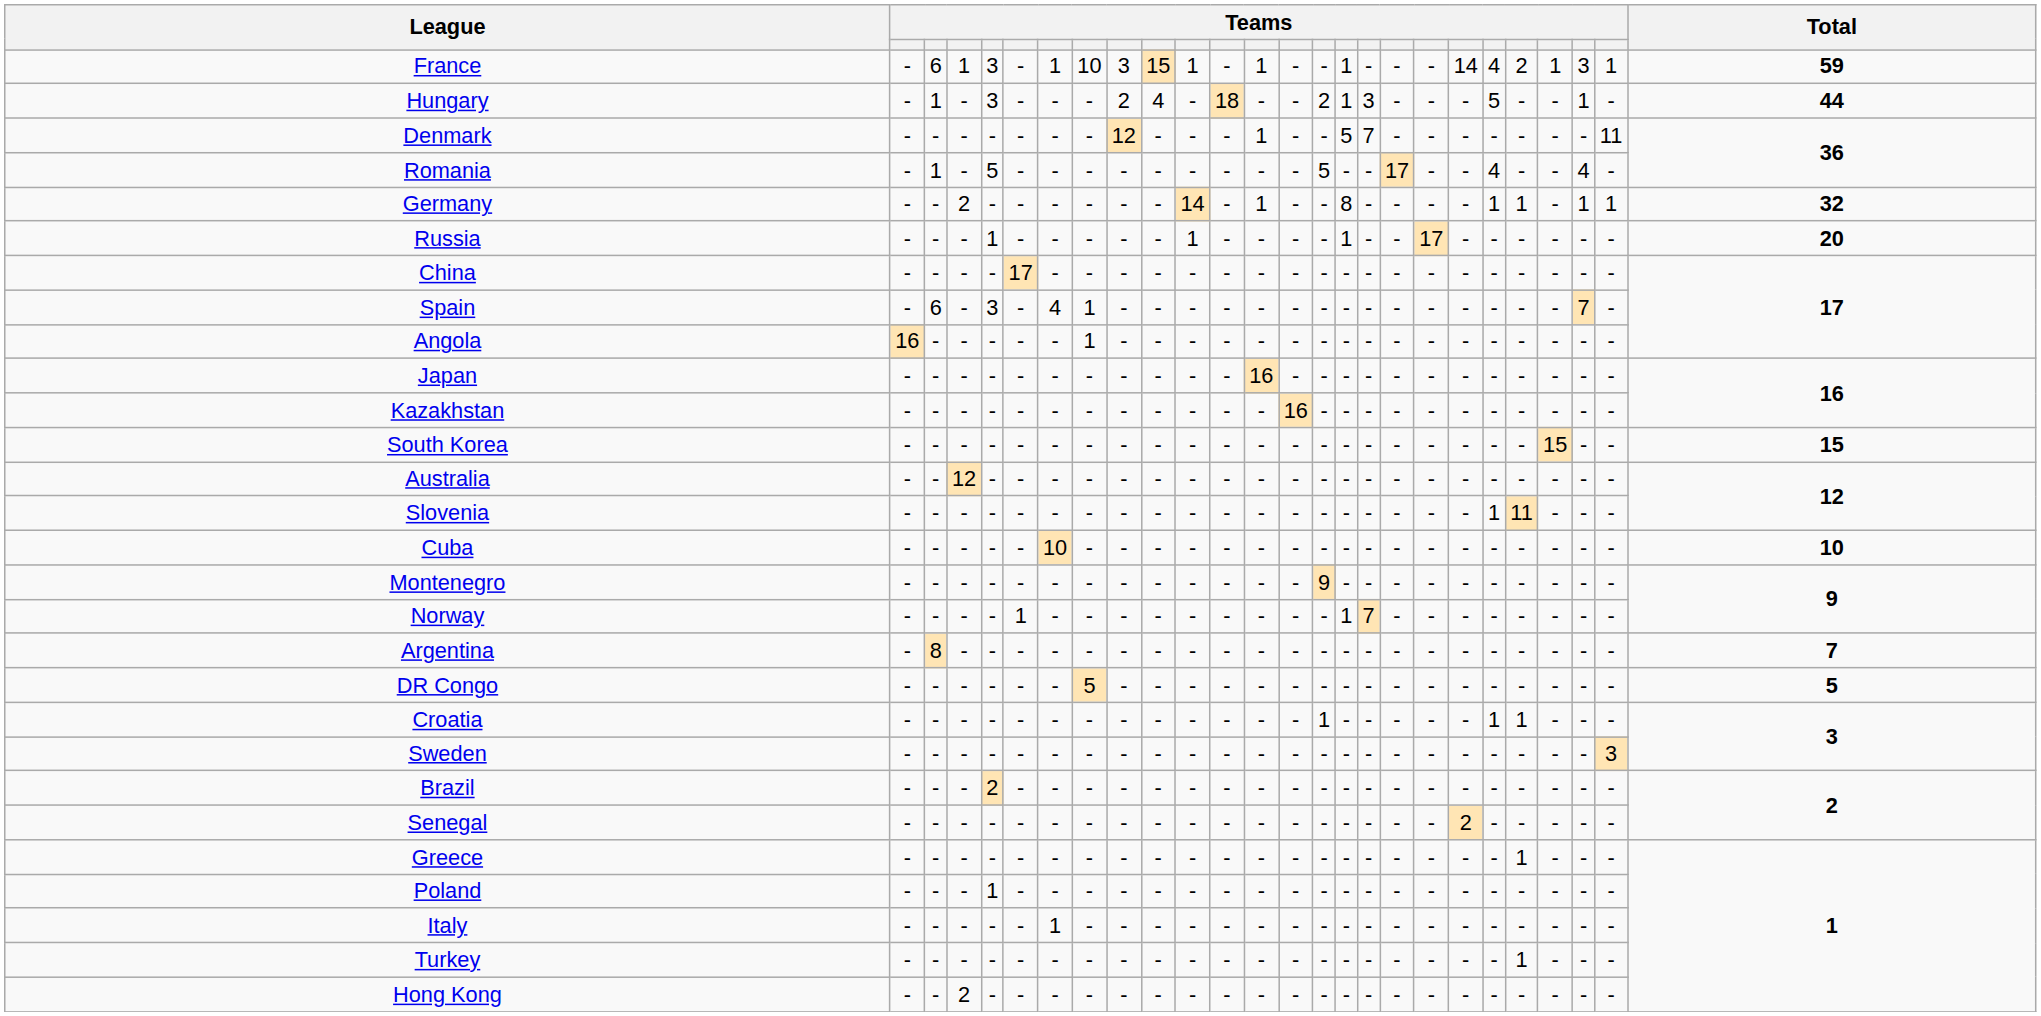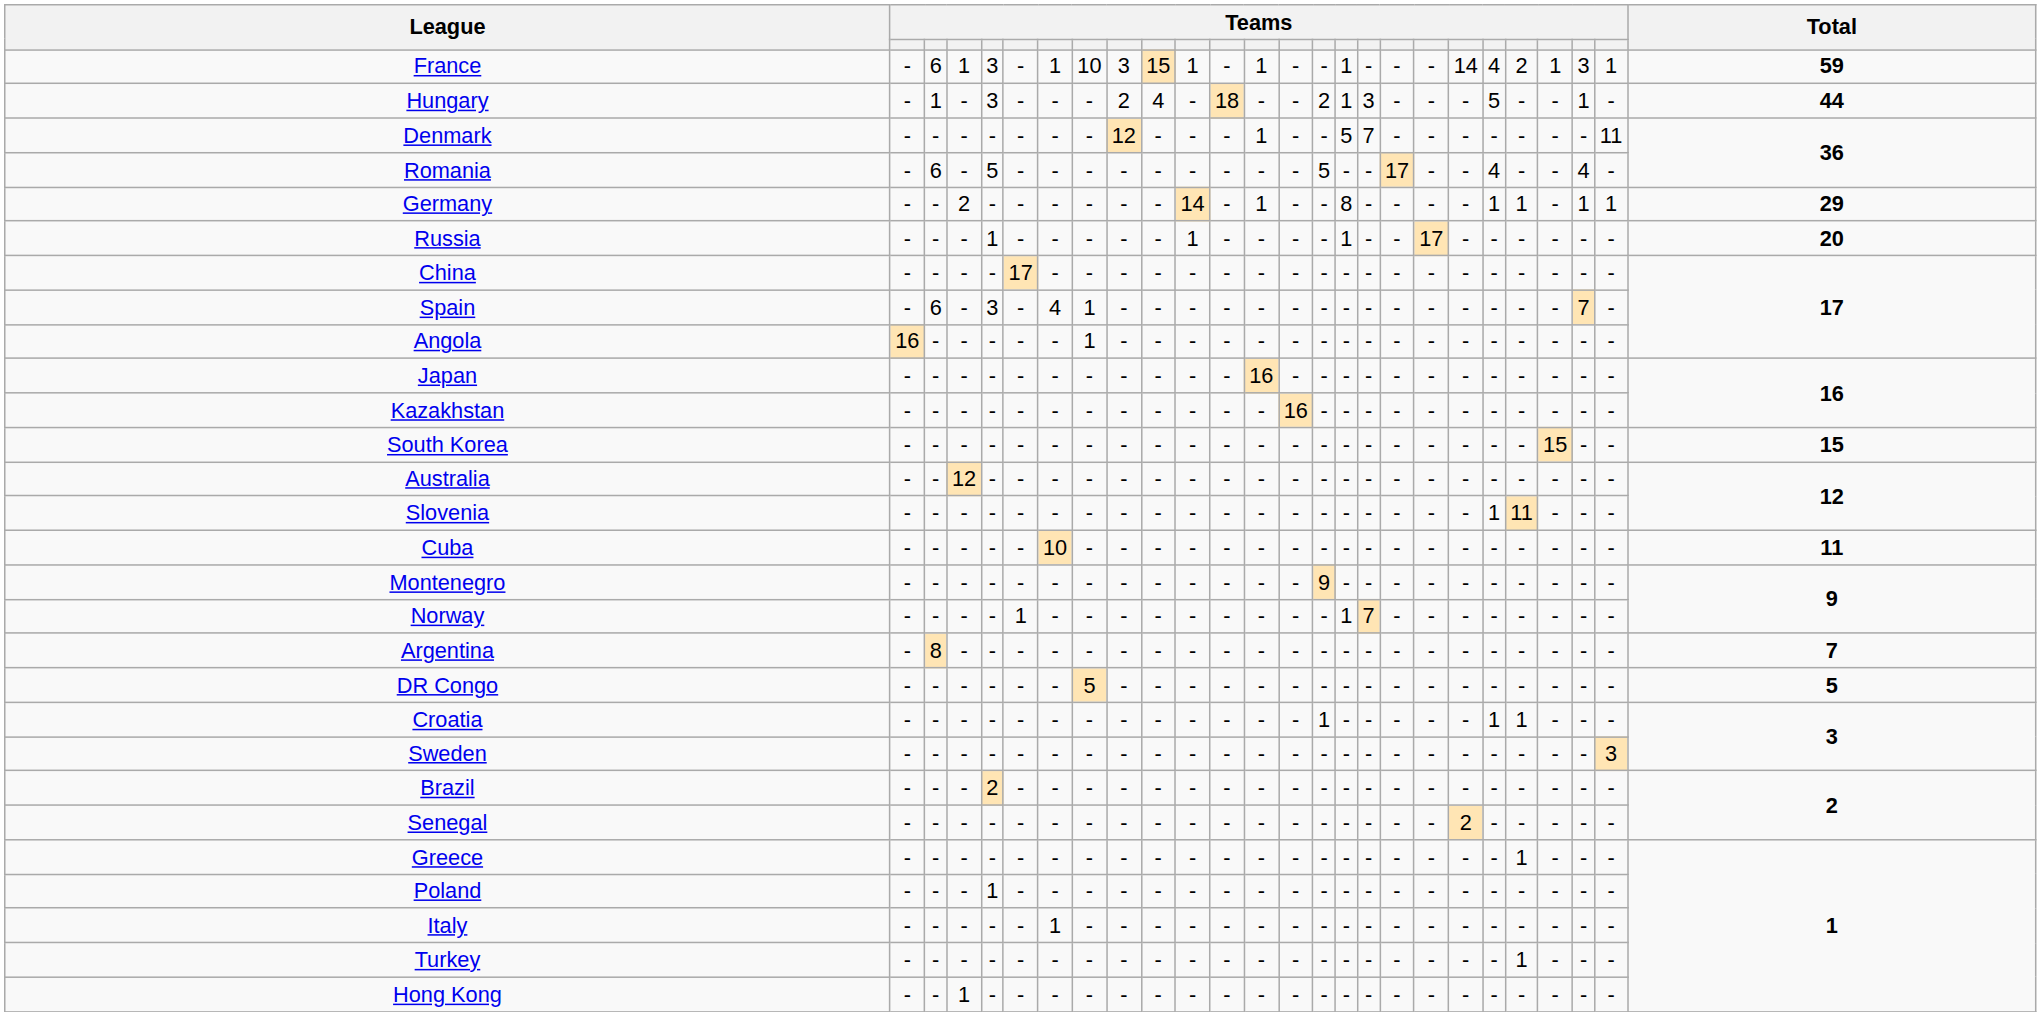(936, 170) 1 -> (936, 170) 6
(1832, 204) 32 -> (1832, 204) 29
(1832, 548) 10 -> (1832, 548) 11
(964, 994) 2 -> (964, 994) 1
